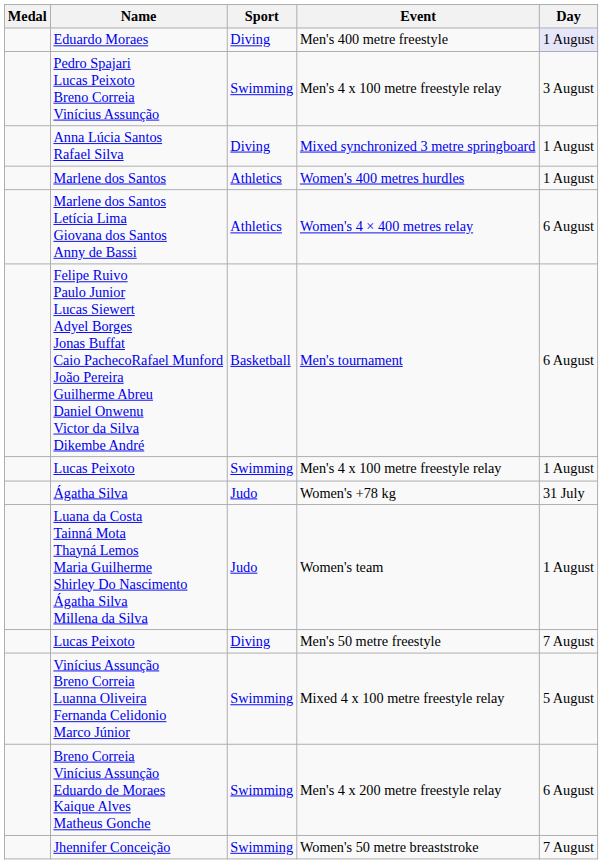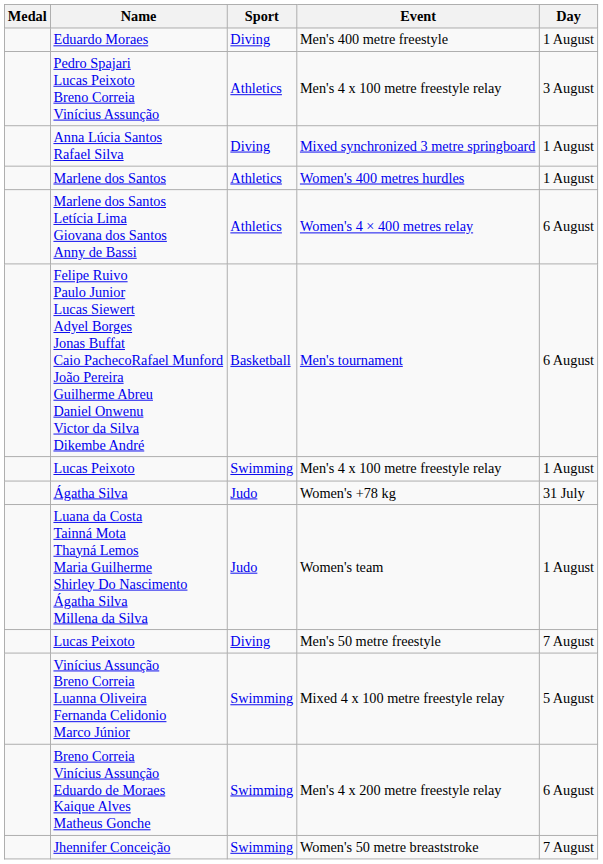(568, 40) lavender background -> (568, 40) no background
(262, 88) Swimming -> (256, 88) Athletics
